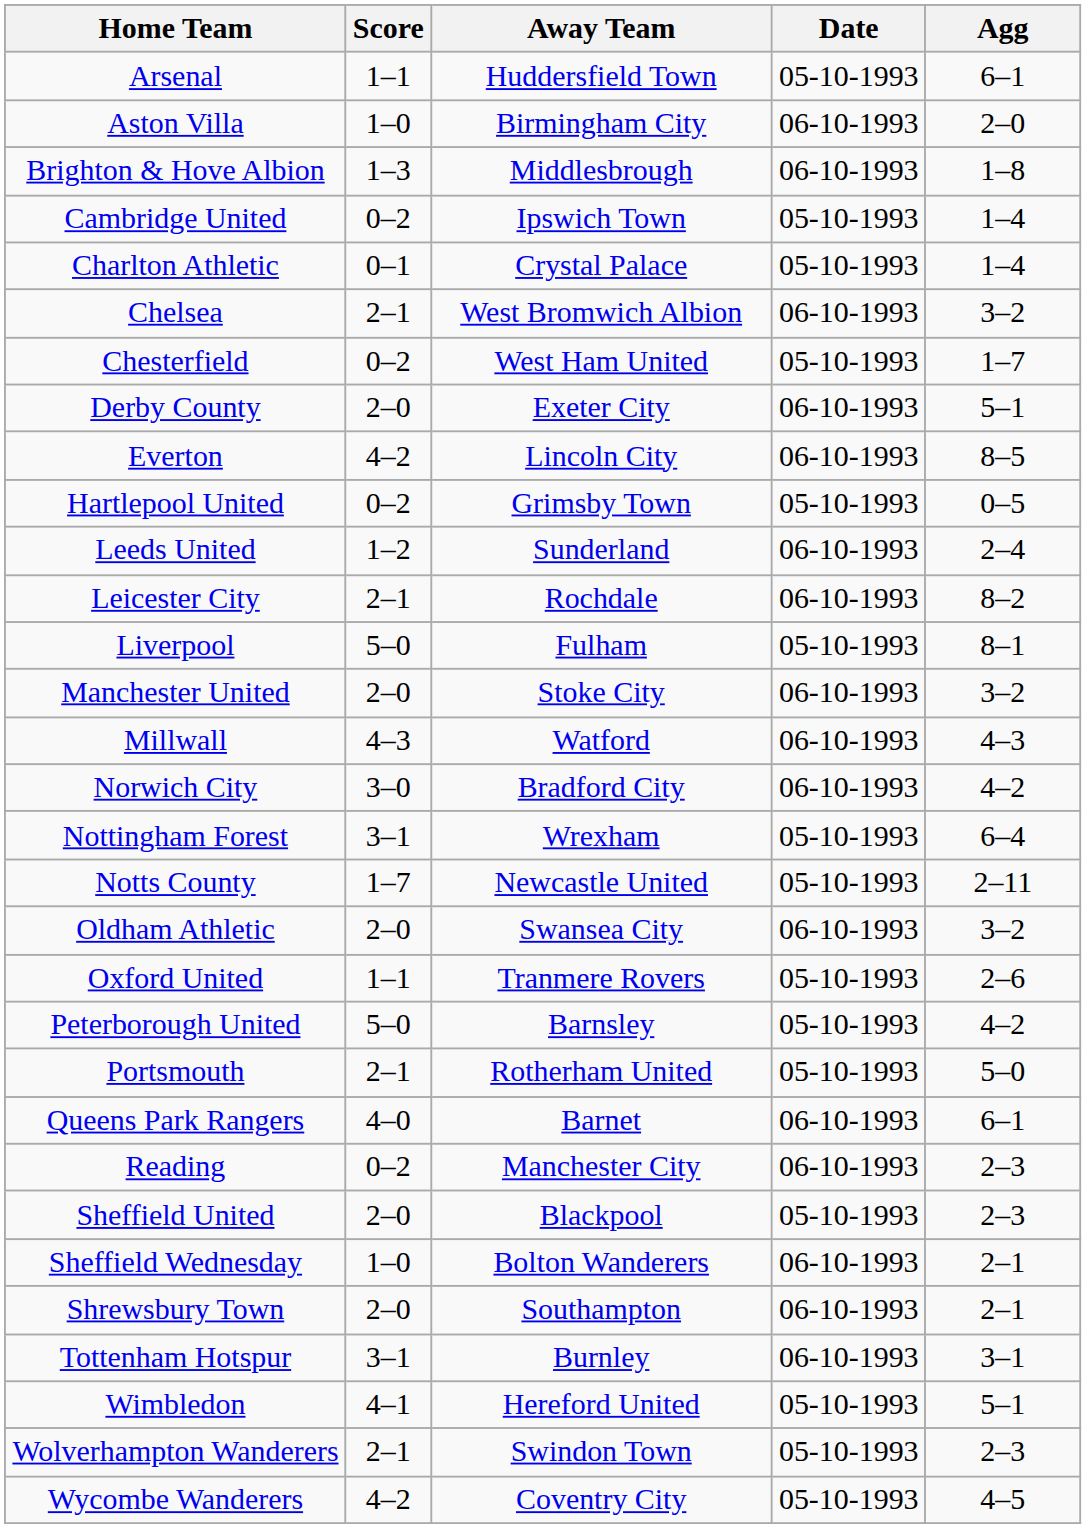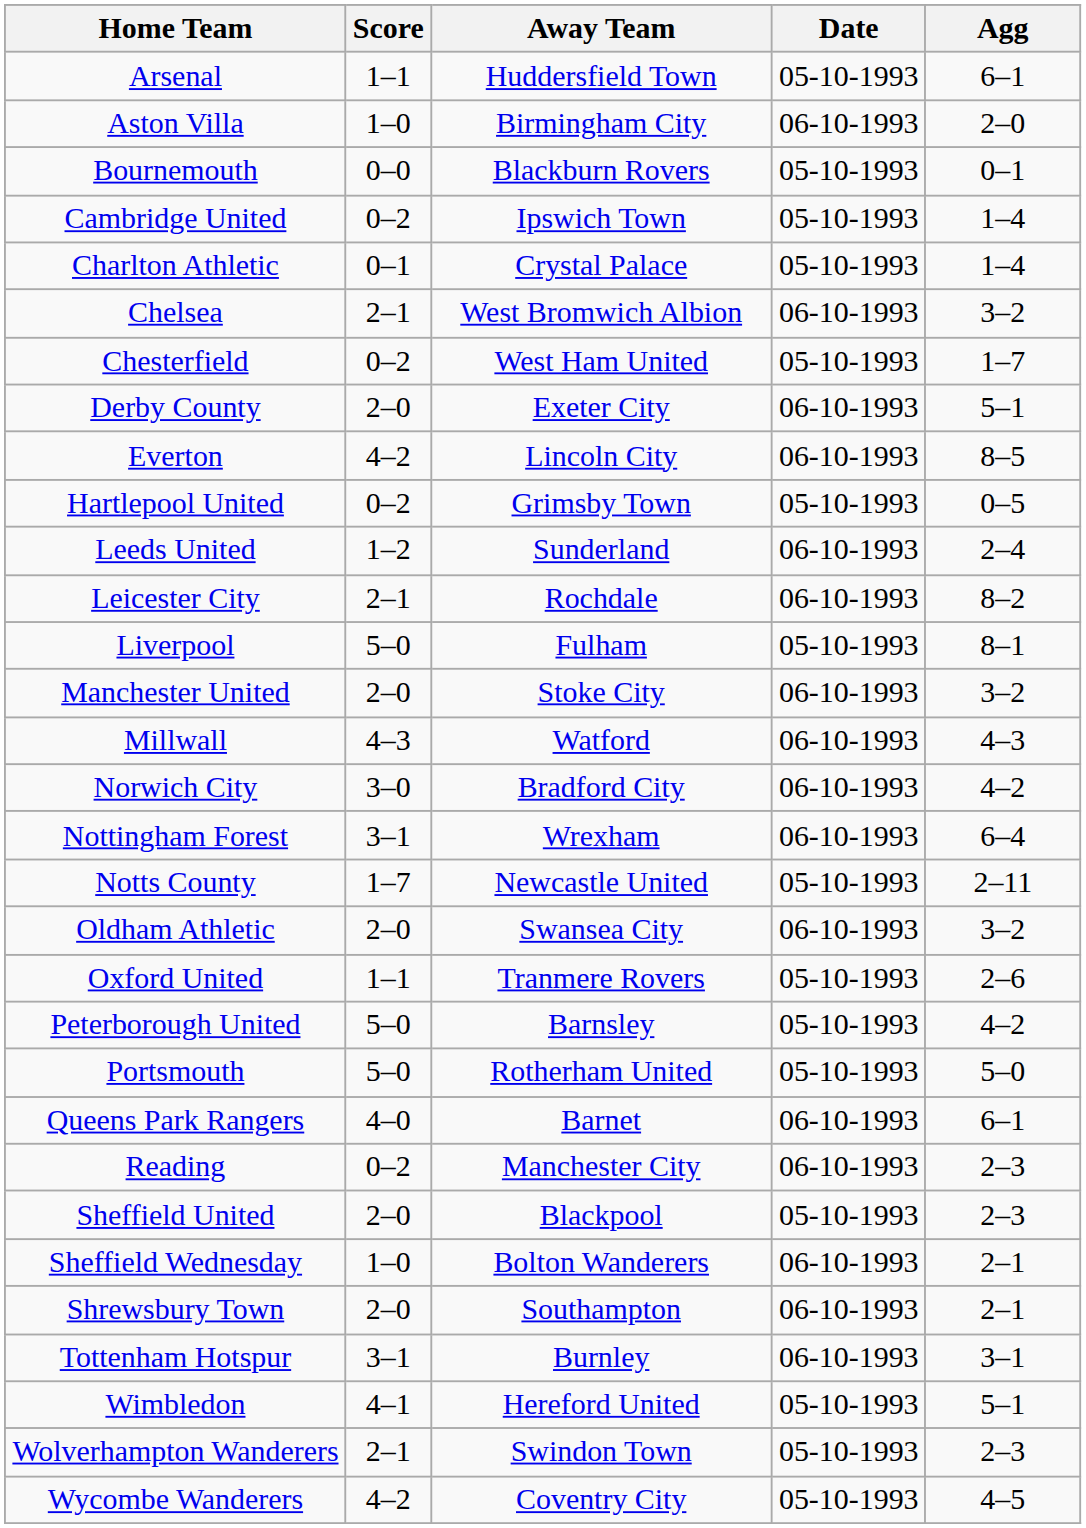+ row: (175, 170)
- row: (175, 170)
(849, 834) 05-10-1993 -> (849, 834) 06-10-1993
(388, 1072) 2–1 -> (388, 1072) 5–0
